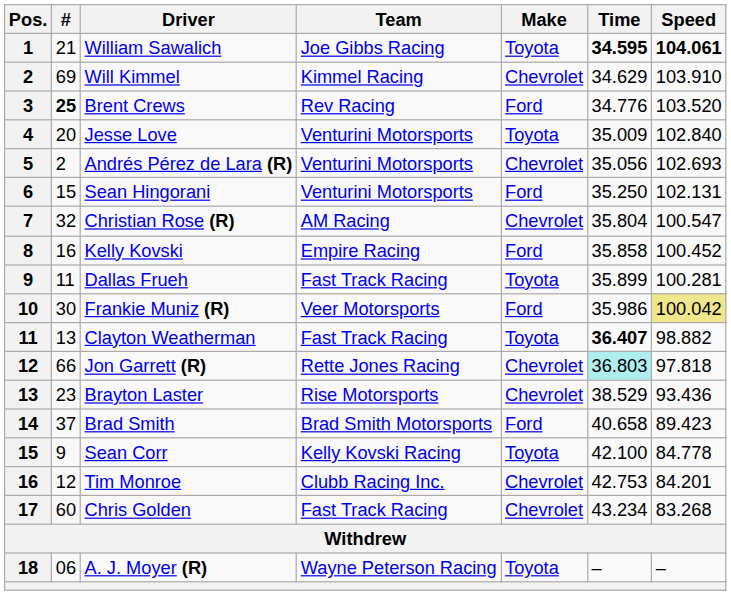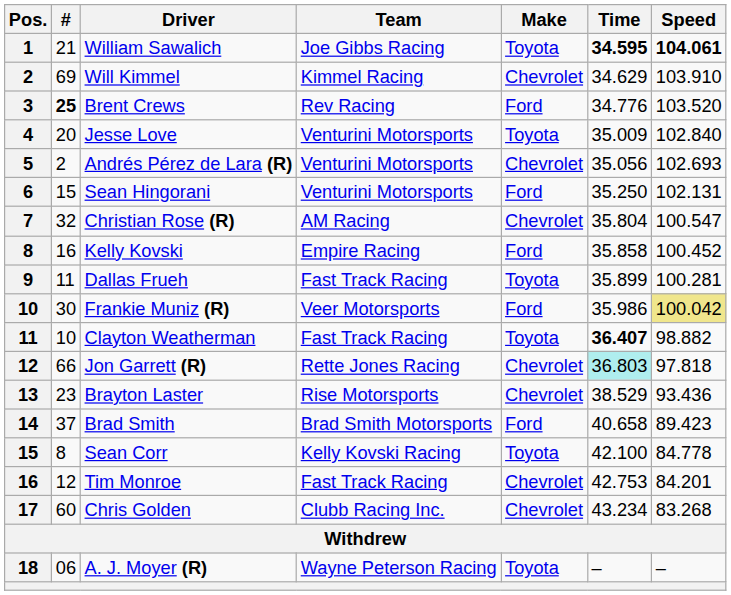(66, 337) 13 -> (66, 337) 10
(61, 452) 9 -> (61, 452) 8
(373, 481) Clubb Racing Inc. -> (374, 481) Fast Track Racing
(374, 510) Fast Track Racing -> (373, 510) Clubb Racing Inc.
